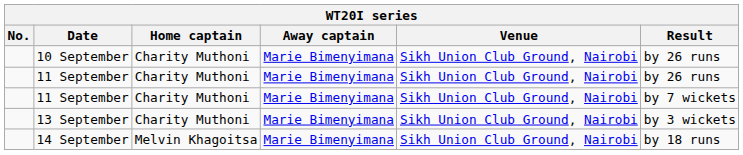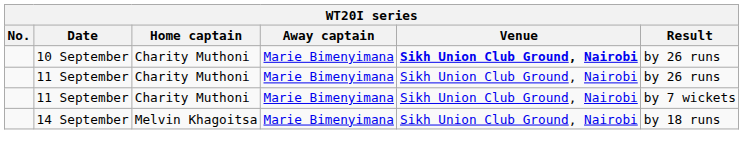(519, 56) normal -> (519, 56) bold
- row: (83, 119)
